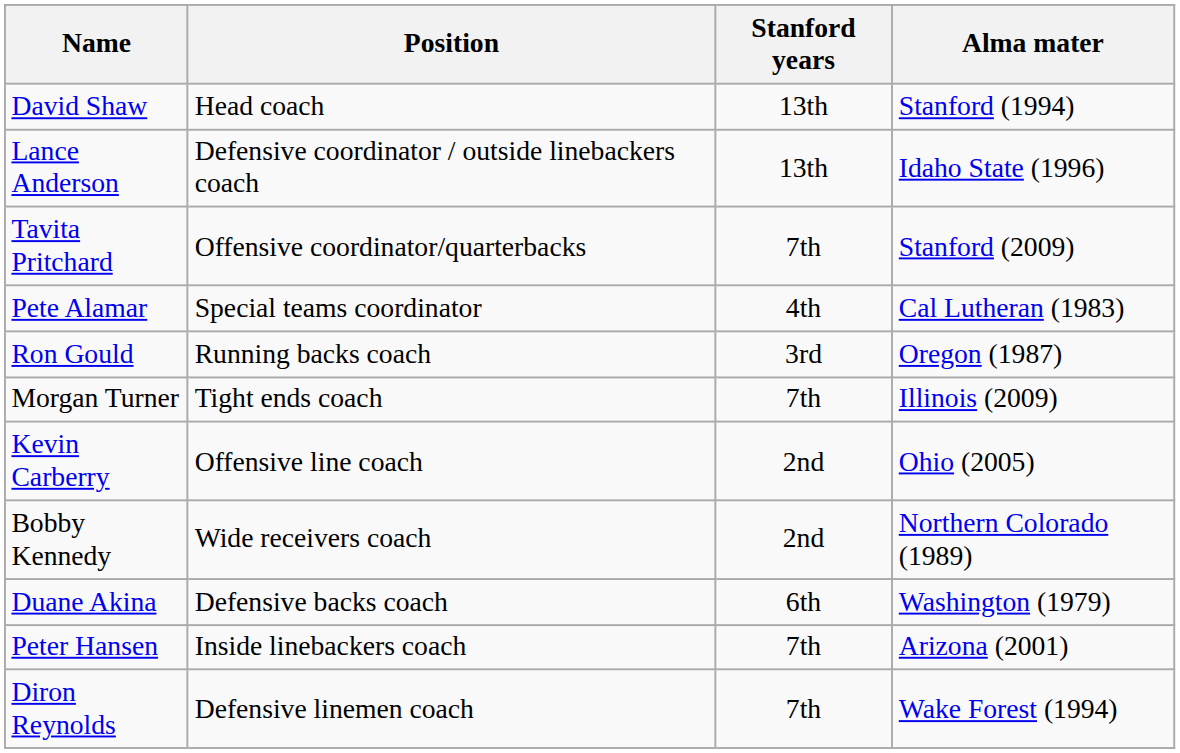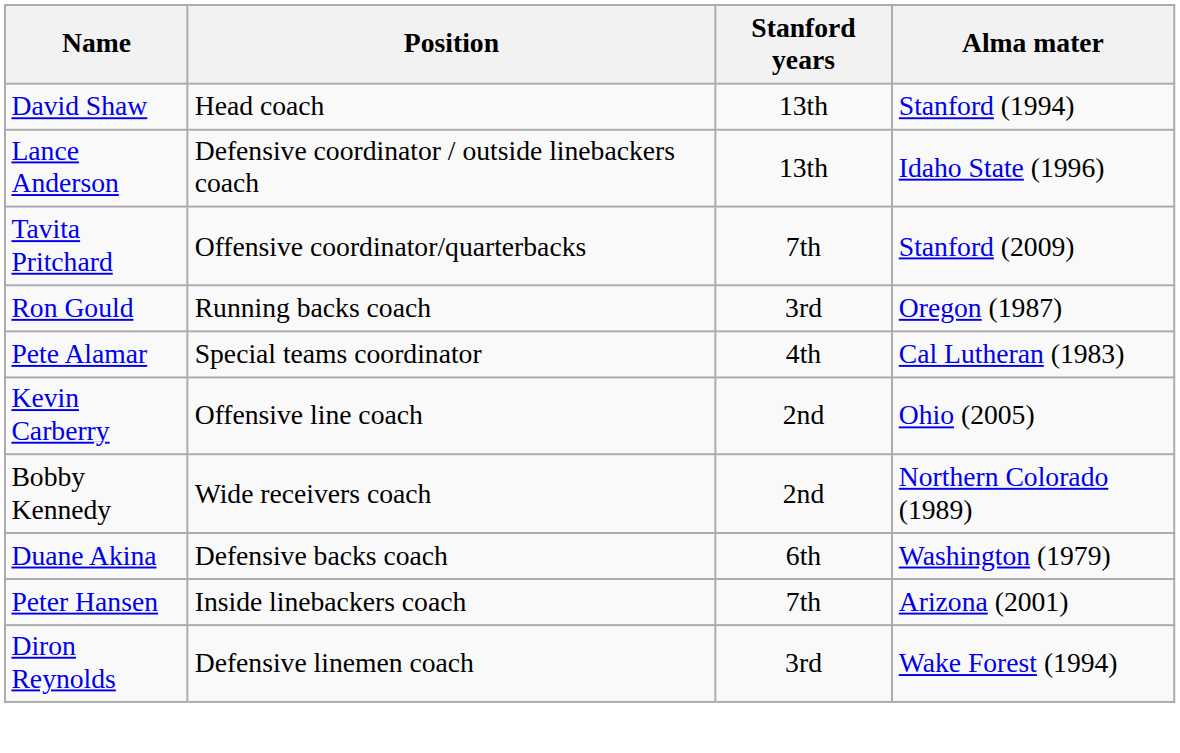rows swapped: (79, 308) <-> (72, 353)
- row: (95, 399)
(804, 708) 7th -> (804, 663) 3rd
